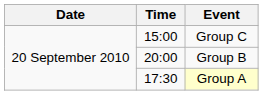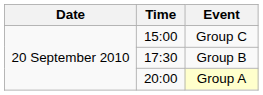(161, 57) 20:00 -> (161, 57) 17:30
(161, 79) 17:30 -> (161, 79) 20:00
